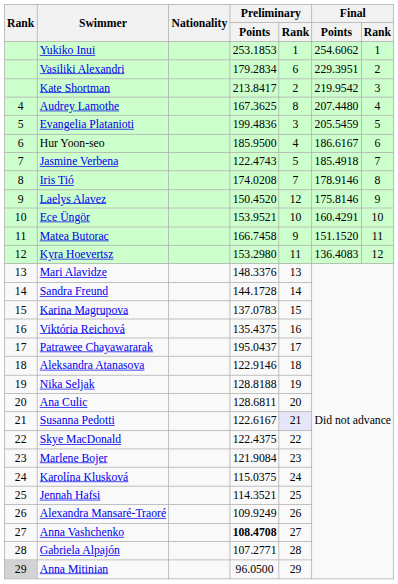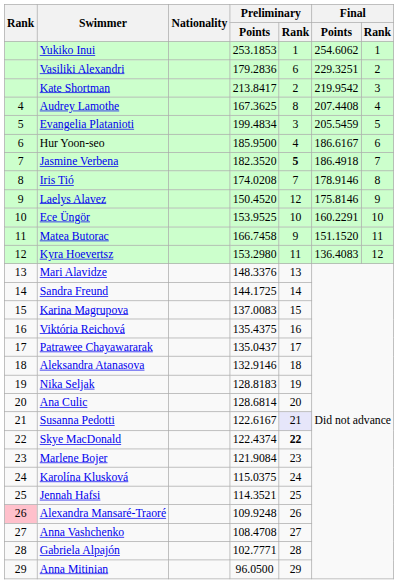(255, 69) 179.2834 -> (255, 69) 179.2836
(336, 69) 229.3951 -> (336, 69) 229.3251
(336, 106) 207.4480 -> (336, 106) 207.4408
(255, 124) 199.4836 -> (255, 124) 199.4834
(255, 161) 122.4743 -> (255, 161) 182.3520
(295, 161) normal -> (295, 161) bold
(336, 161) 185.4918 -> (336, 161) 186.4918
(255, 217) 153.9521 -> (255, 217) 153.9525
(336, 217) 160.4291 -> (336, 217) 160.2291
(255, 291) 144.1728 -> (255, 291) 144.1725
(255, 310) 137.0783 -> (255, 310) 137.0083
(255, 347) 195.0437 -> (255, 347) 135.0437
(255, 365) 122.9146 -> (255, 365) 132.9146
(255, 384) 128.8188 -> (255, 384) 128.8183
(255, 402) 128.6811 -> (255, 402) 128.6814
(255, 439) 122.4375 -> (255, 439) 122.4374
(295, 439) normal -> (295, 439) bold
(21, 513) no background -> (21, 513) pink background
(255, 513) 109.9249 -> (255, 513) 109.9248
(255, 532) bold -> (255, 532) normal
(255, 550) 107.2771 -> (255, 550) 102.7771
(21, 569) lightgrey background -> (21, 569) no background
